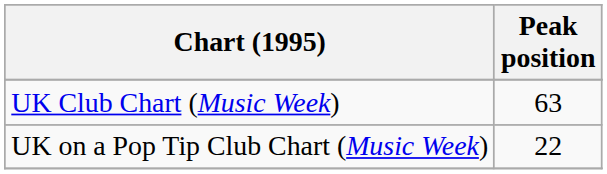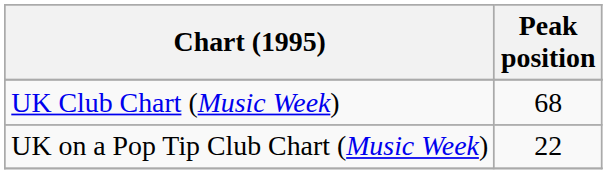(548, 102) 63 -> (548, 102) 68
